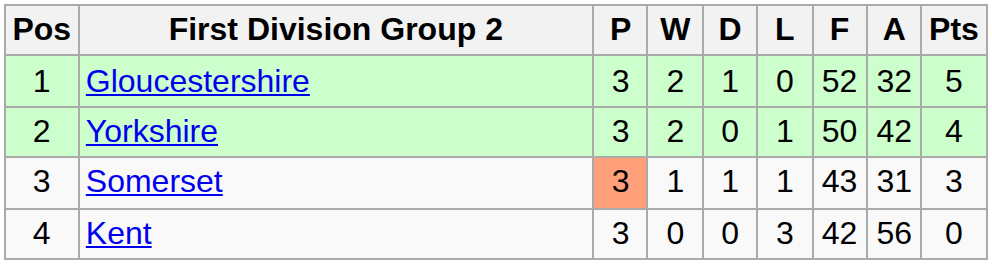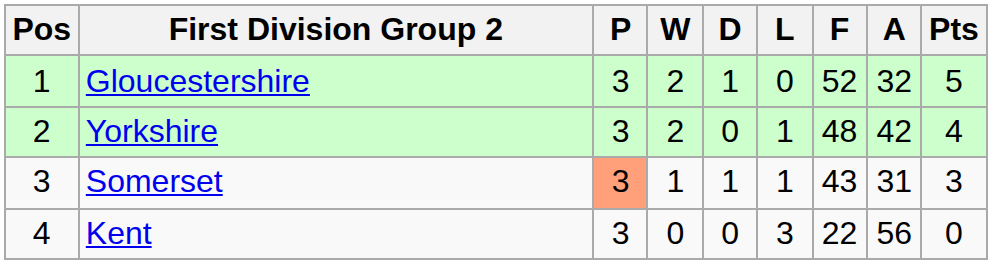(840, 131) 50 -> (840, 131) 48
(840, 232) 42 -> (840, 232) 22
